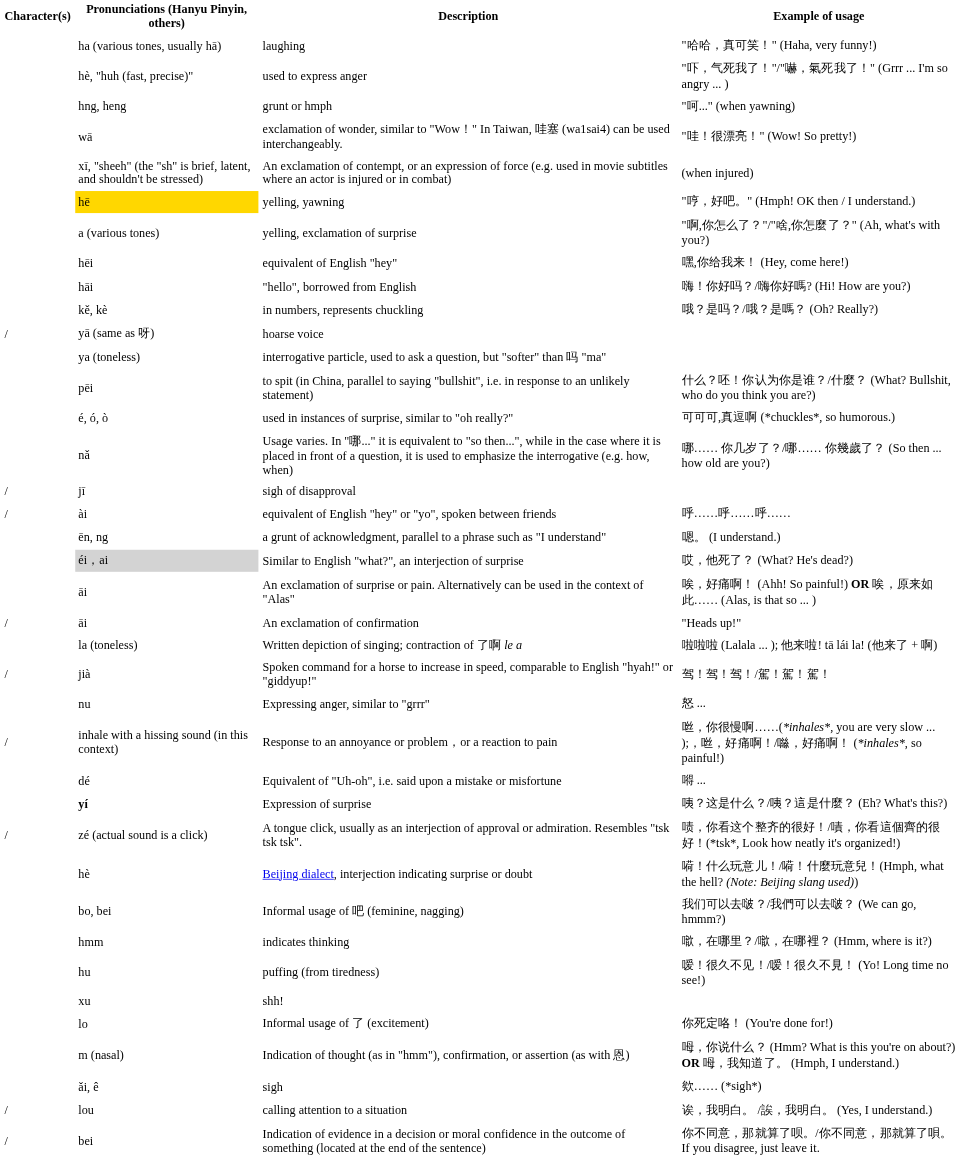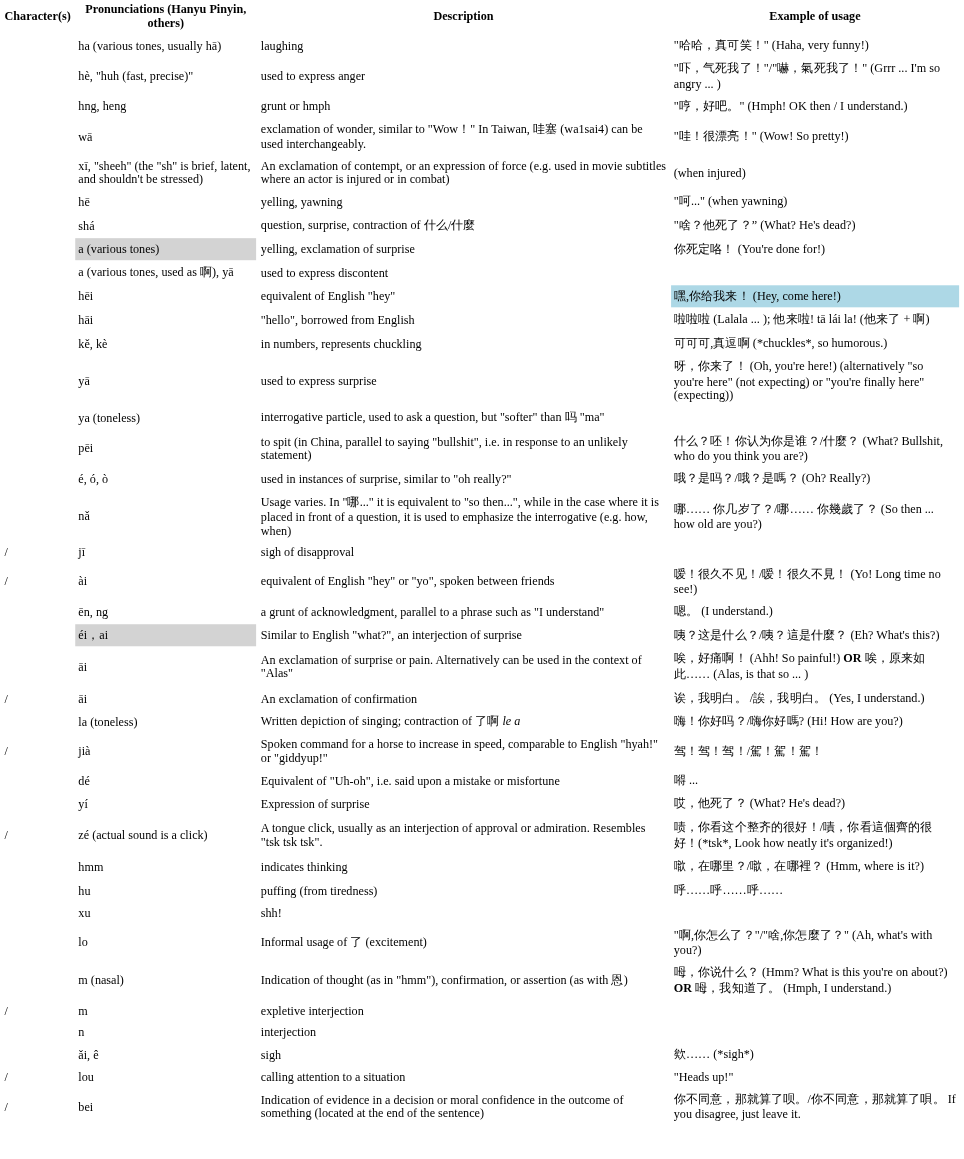(738, 106) "呵..." (when yawning) -> (791, 106) "哼，好吧。" (Hmph! OK then / I understand.)
(84, 202) gold background -> (84, 202) no background
(798, 201) "哼，好吧。" (Hmph! OK then / I understand.) -> (731, 201) "呵..." (when yawning)
+ row: (368, 225)
(119, 232) no background -> (119, 249) lightgrey background
(811, 232) "啊,你怎么了？"/"啥,你怎麼了？" (Ah, what's with you?) -> (749, 248) 你死定咯！ (You're done for!)
+ row: (324, 272)
(765, 262) no background -> (757, 296) lightblue background
(796, 286) 嗨！你好吗？/嗨你好嗎? (Hi! How are you?) -> (802, 319) 啦啦啦 (Lalala ... ); 他来啦! tā lái la! (他来了 + 啊)
(780, 309) 哦？是吗？/哦？是嗎？ (Oh? Really?) -> (781, 343) 可可可,真逗啊 (*chuckles*, so humorous.)
- row: (293, 333)
+ row: (319, 380)
(788, 417) 可可可,真逗啊 (*chuckles*, so humorous.) -> (772, 478) 哦？是吗？/哦？是嗎？ (Oh? Really?)
(736, 513) 呼……呼……呼…… -> (807, 581) 嗳！很久不见！/嗳！很久不見！ (Yo! Long time no see!)
(767, 560) 哎，他死了？ (What? He's dead?) -> (807, 634) 咦？这是什么？/咦？這是什麼？ (Eh? What's this?)
(711, 622) "Heads up!" -> (799, 698) 诶，我明白。 /誒，我明白。 (Yes, I understand.)
(809, 644) 啦啦啦 (Lalala ... ); 他来啦! tā lái la! (他来了 + 啊) -> (788, 721) 嗨！你好吗？/嗨你好嗎? (Hi! How are you?)
- row: (346, 703)
- row: (410, 741)
(83, 804) bold -> (83, 804) normal
(814, 803) 咦？这是什么？/咦？這是什麼？ (Eh? What's this?) -> (759, 803) 哎，他死了？ (What? He's dead?)
- row: (398, 874)
- row: (363, 910)
(815, 972) 嗳！很久不见！/嗳！很久不見！ (Yo! Long time no see!) -> (729, 890) 呼……呼……呼……
(757, 1023) 你死定咯！ (You're done for!) -> (803, 942) "啊,你怎么了？"/"啥,你怎麼了？" (Ah, what's with you?)
+ row: (312, 1011)
+ row: (288, 1032)
(807, 1110) 诶，我明白。 /誒，我明白。 (Yes, I understand.) -> (704, 1077) "Heads up!"
